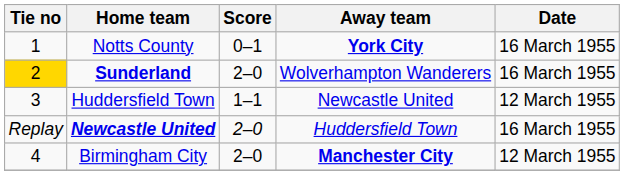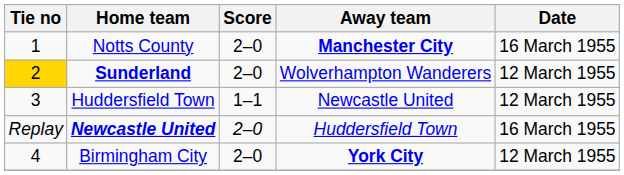(248, 45) 0–1 -> (248, 45) 2–0
(386, 45) York City -> (386, 45) Manchester City
(557, 73) 16 March 1955 -> (557, 73) 12 March 1955
(386, 156) Manchester City -> (386, 156) York City
